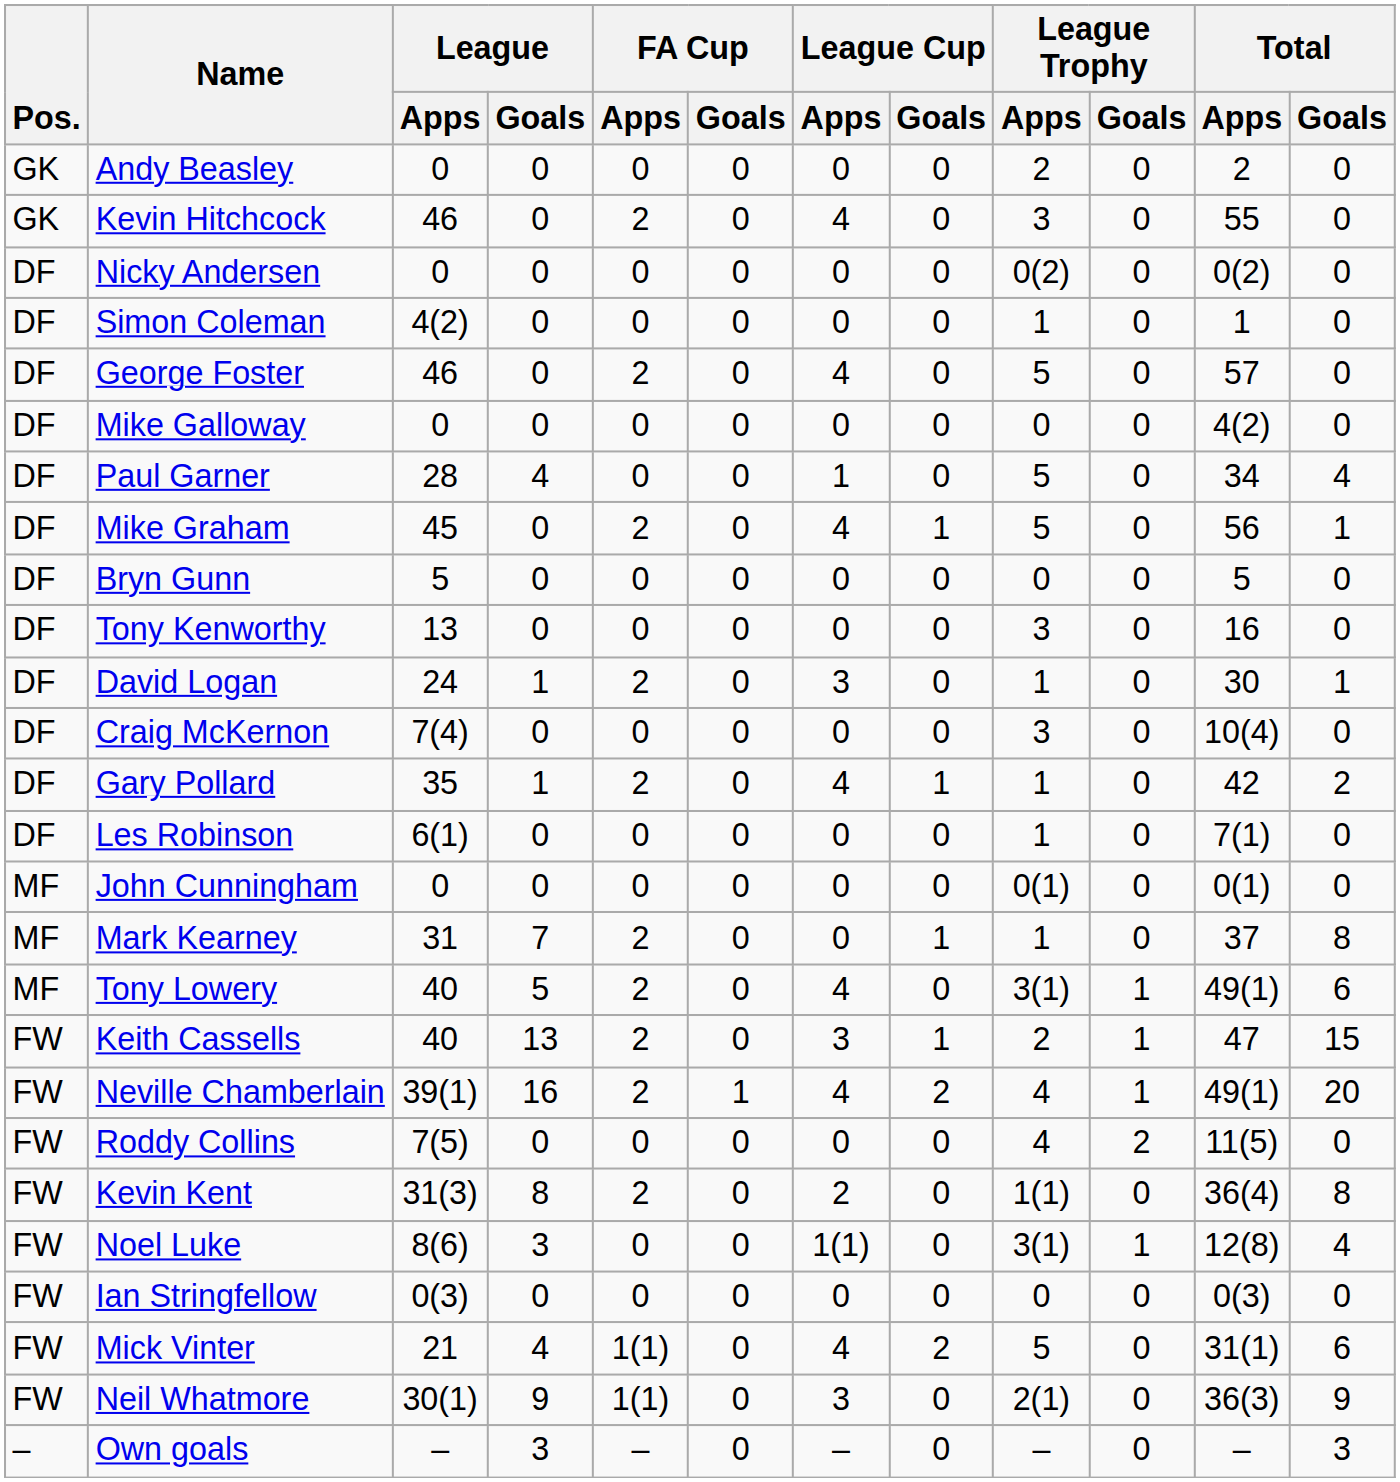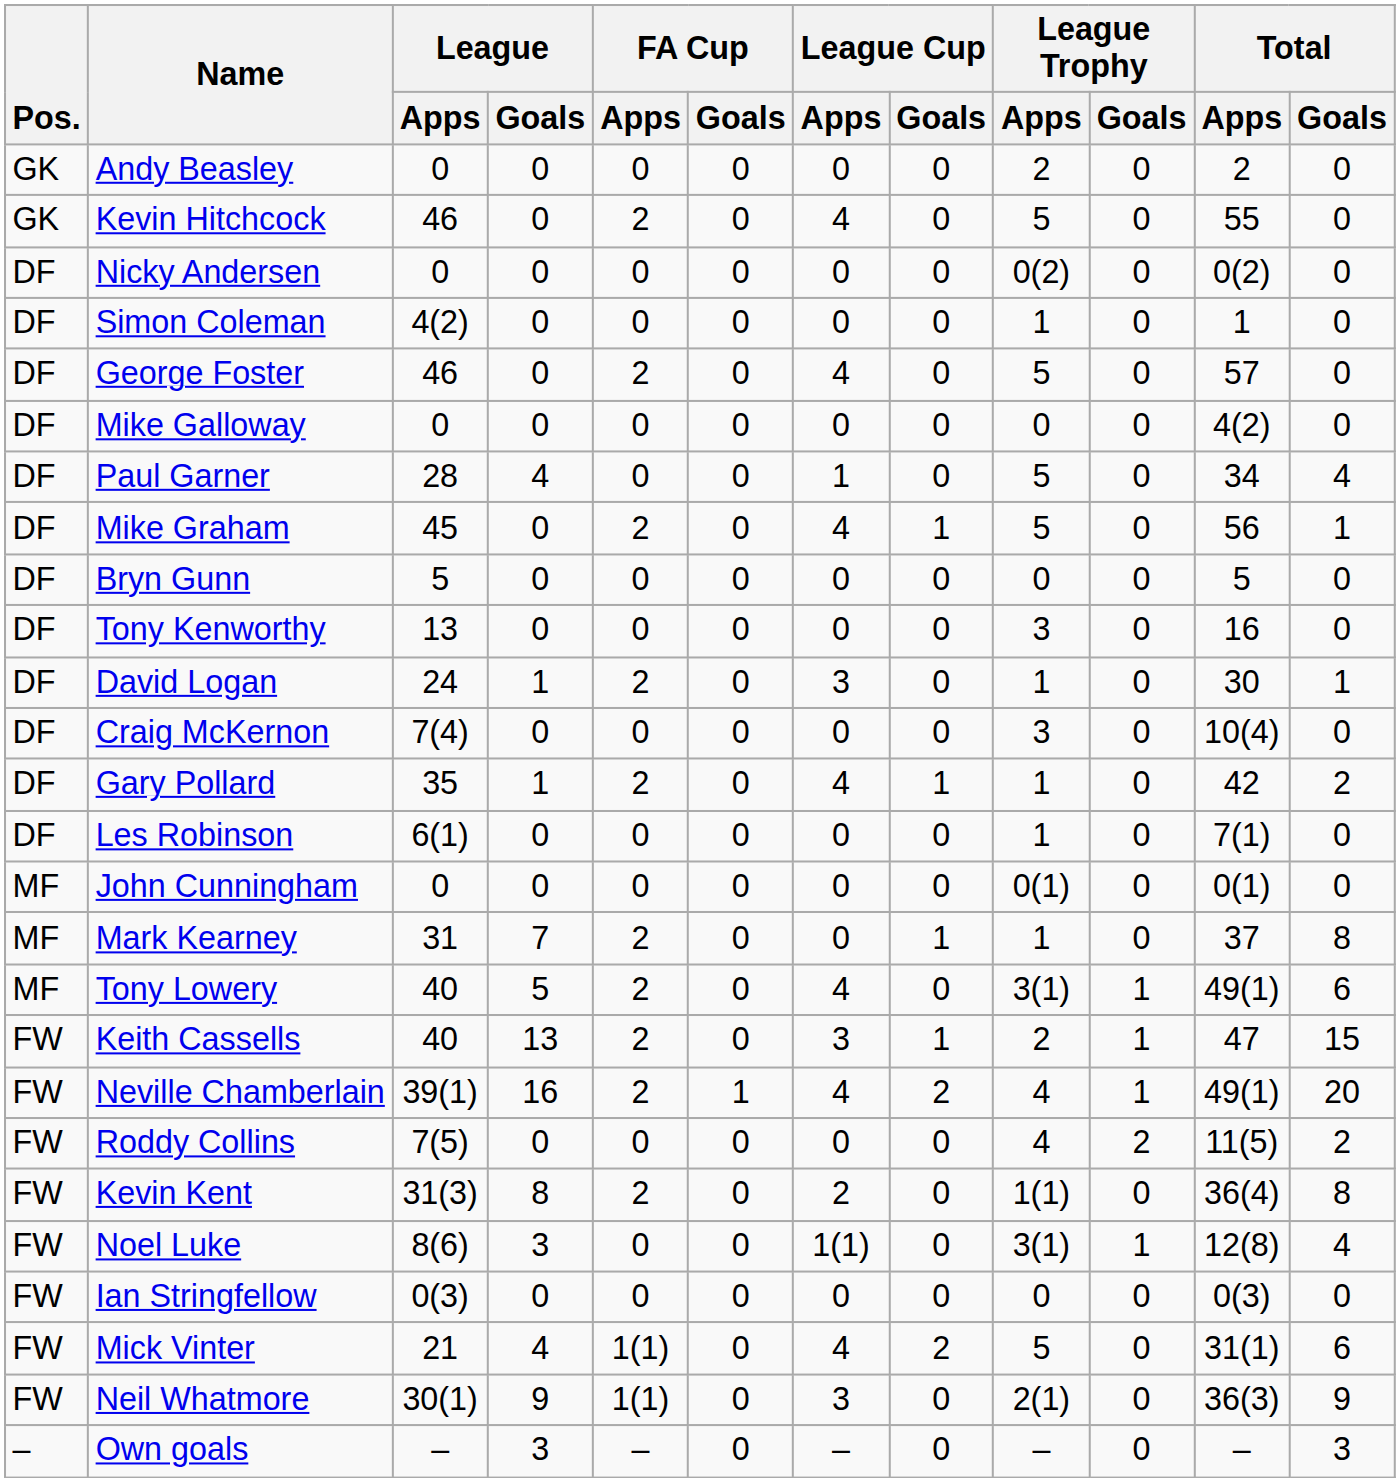(1041, 220) 3 -> (1041, 220) 5
(1342, 1142) 0 -> (1342, 1142) 2
